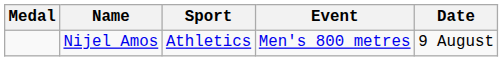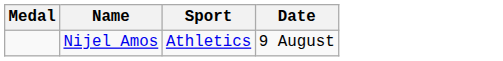- column: (335, 18)
